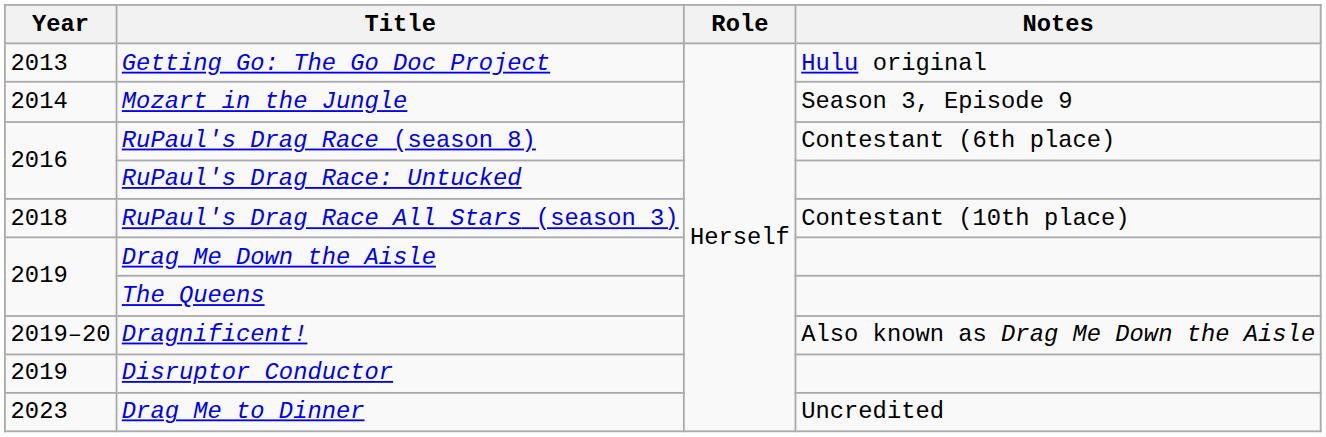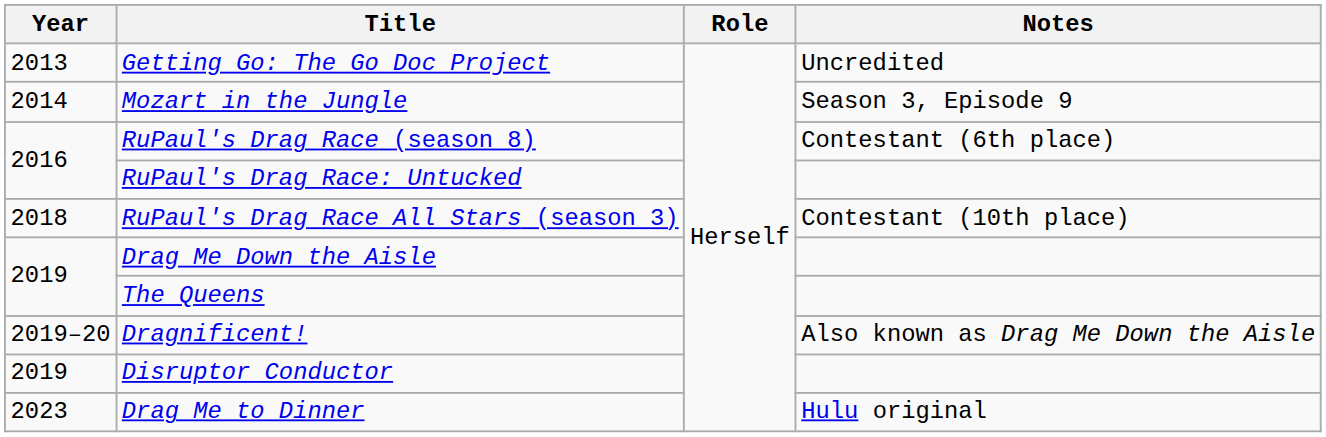(894, 63) Hulu original -> (873, 63) Uncredited
(873, 412) Uncredited -> (894, 412) Hulu original
